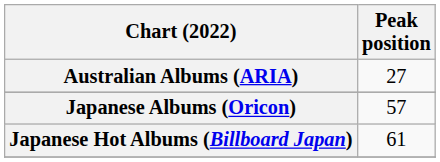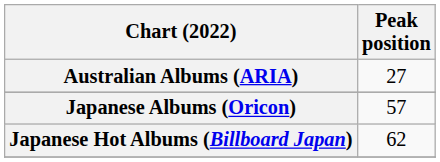(396, 140) 61 -> (396, 140) 62
